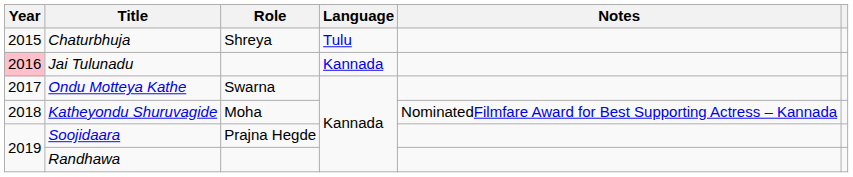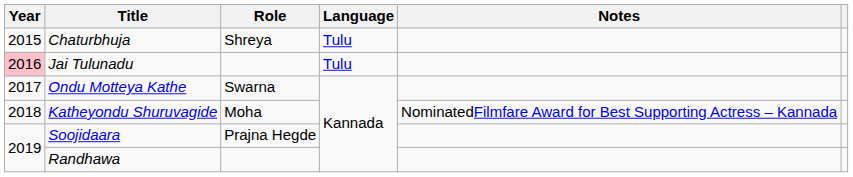(353, 64) Kannada -> (337, 64) Tulu
